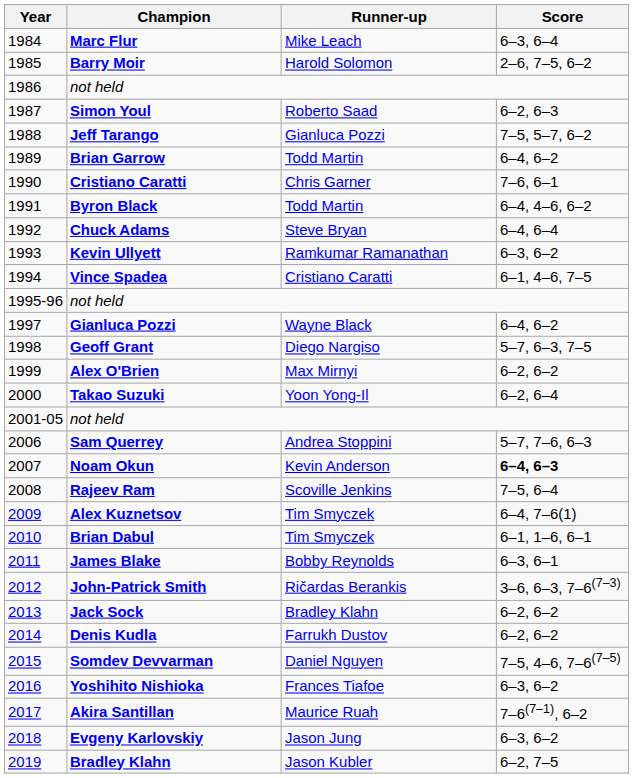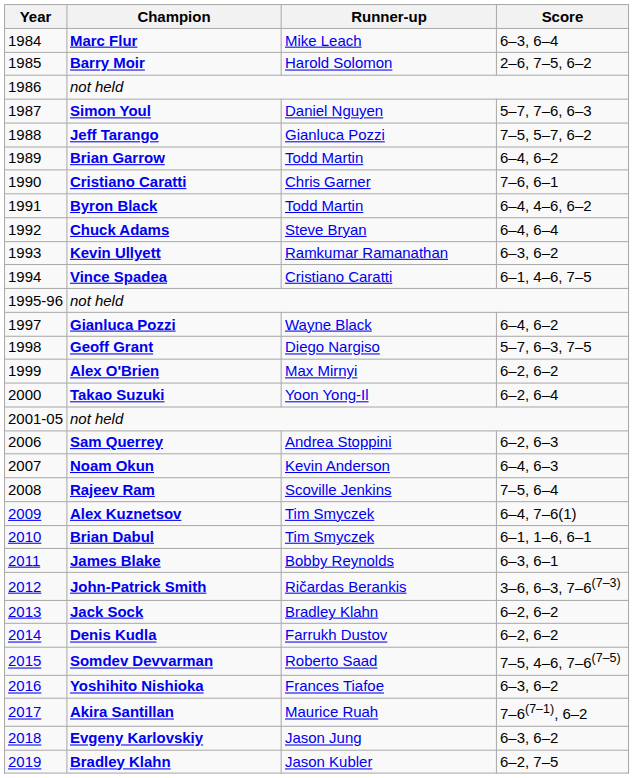(331, 111) Roberto Saad -> (334, 111) Daniel Nguyen
(529, 111) 6–2, 6–3 -> (546, 111) 5–7, 7–6, 6–3
(546, 443) 5–7, 7–6, 6–3 -> (529, 443) 6–2, 6–3
(529, 466) bold -> (529, 466) normal
(334, 661) Daniel Nguyen -> (331, 661) Roberto Saad
